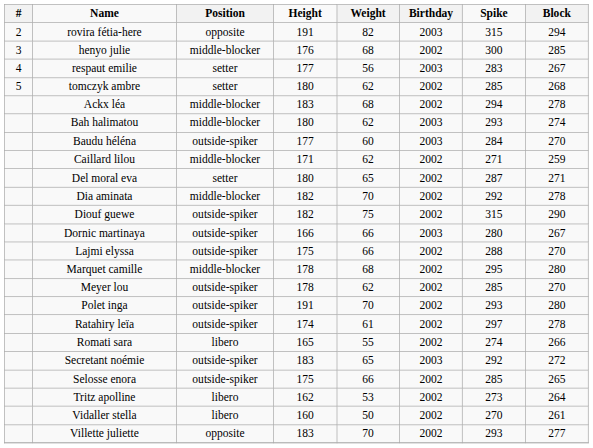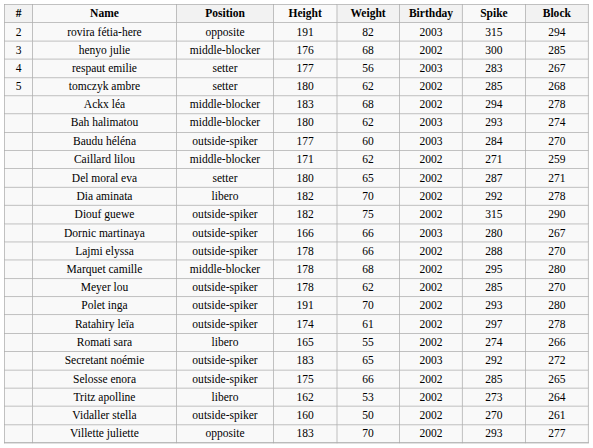(225, 196) middle-blocker -> (225, 196) libero
(305, 251) 175 -> (305, 251) 178
(225, 415) libero -> (225, 415) outside-spiker
